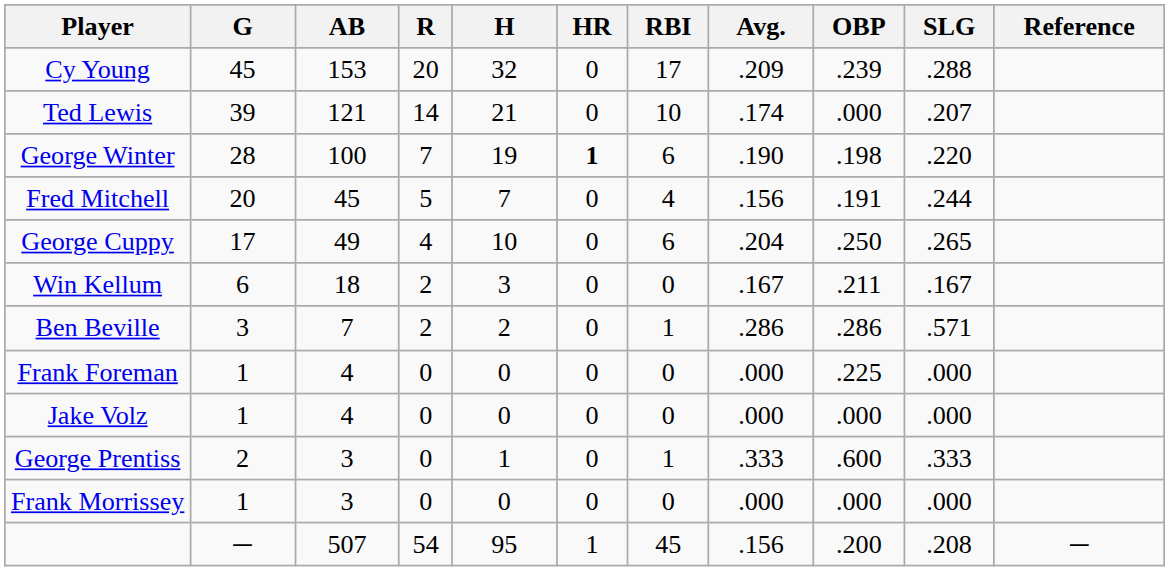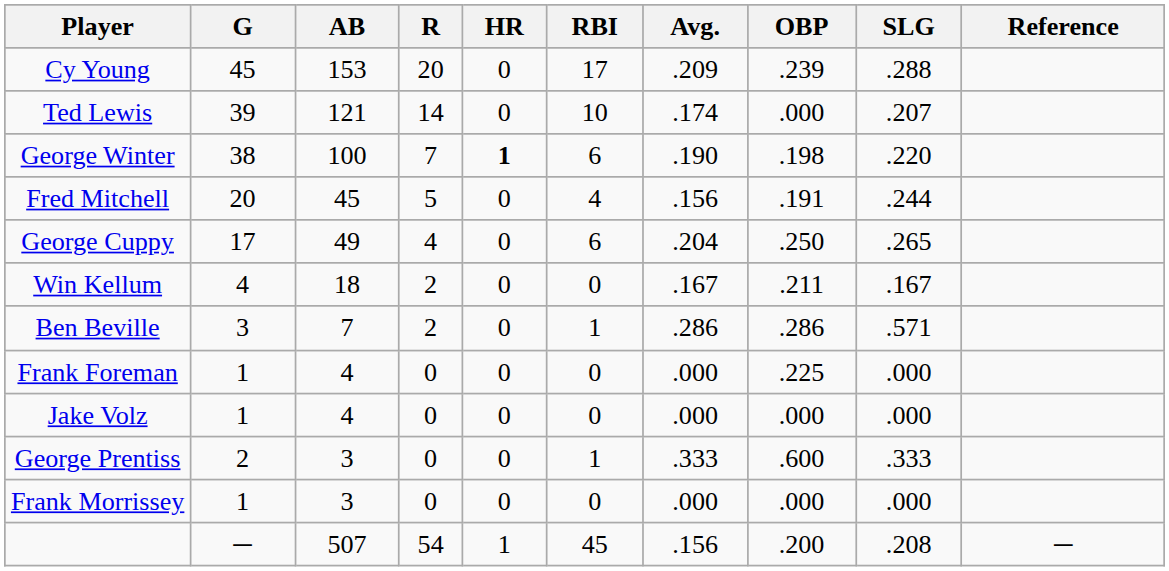- column: (504, 26)
(243, 155) 28 -> (243, 155) 38
(243, 284) 6 -> (243, 284) 4
